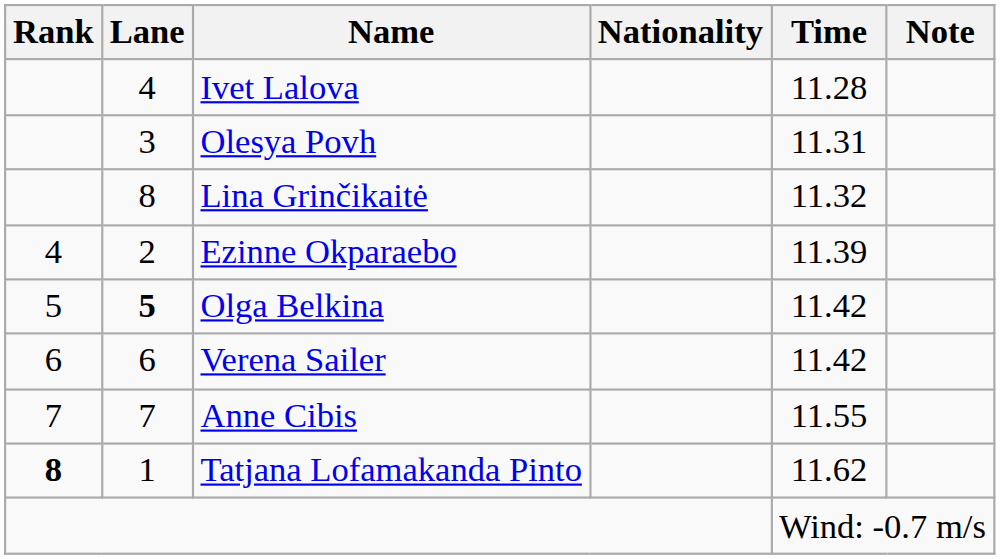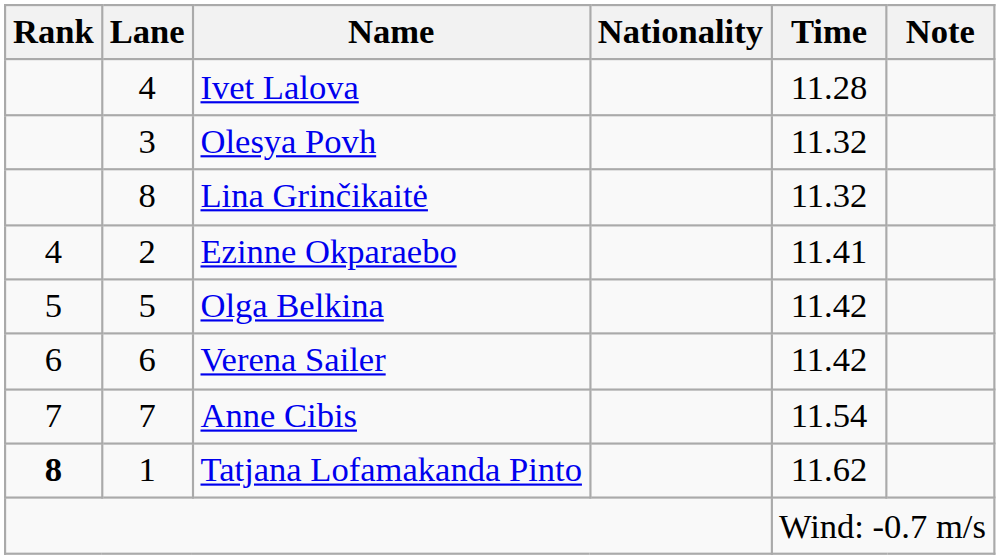(829, 141) 11.31 -> (829, 141) 11.32
(829, 251) 11.39 -> (829, 251) 11.41
(147, 305) bold -> (147, 305) normal
(829, 415) 11.55 -> (829, 415) 11.54
